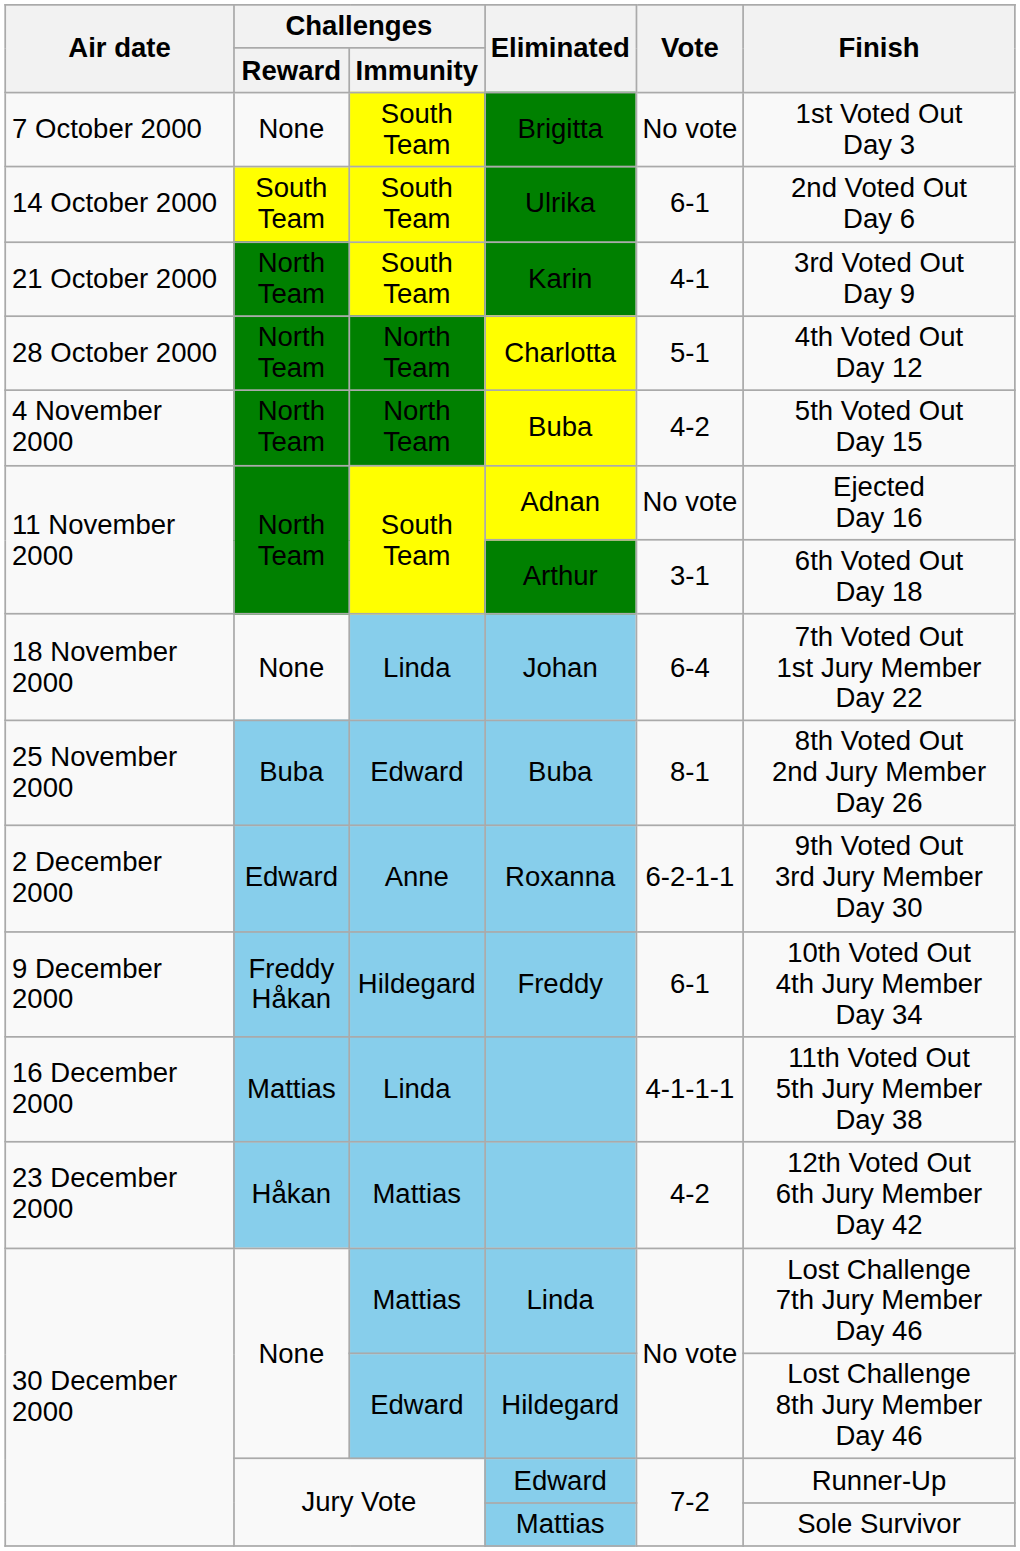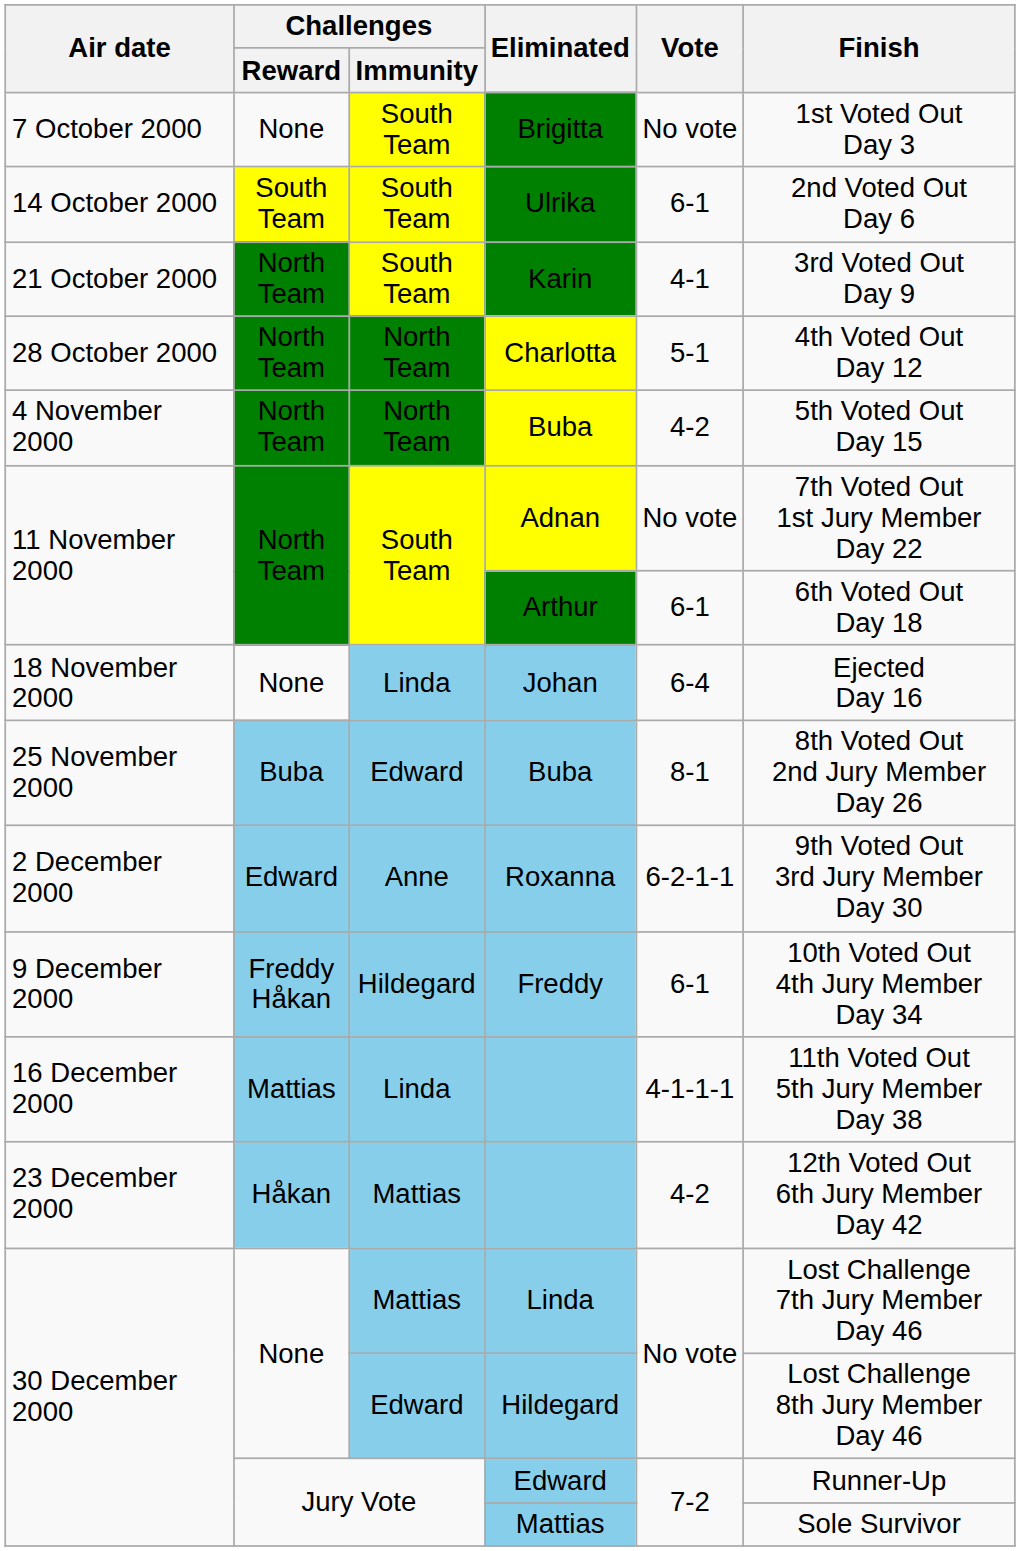(879, 502) Ejected Day 16 -> (879, 517) 7th Voted Out 1st Jury Member Day 22
(690, 576) 3-1 -> (690, 607) 6-1
(879, 666) 7th Voted Out 1st Jury Member Day 22 -> (879, 682) Ejected Day 16
